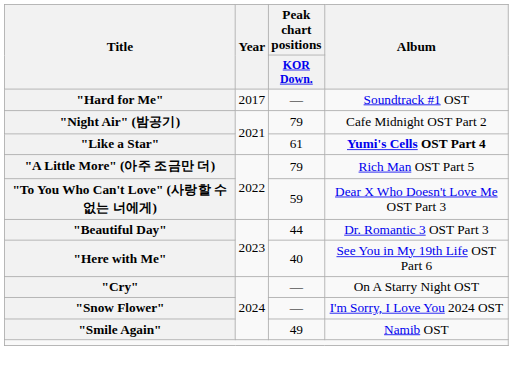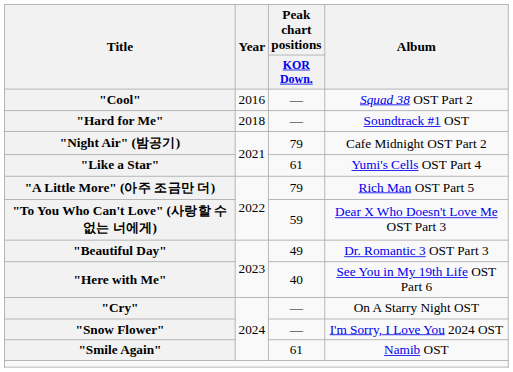+ row: (120, 99)
(252, 99) 2017 -> (252, 120) 2018
(416, 144) bold -> (416, 165) normal
(296, 230) 44 -> (296, 251) 49
(296, 329) 49 -> (296, 350) 61
